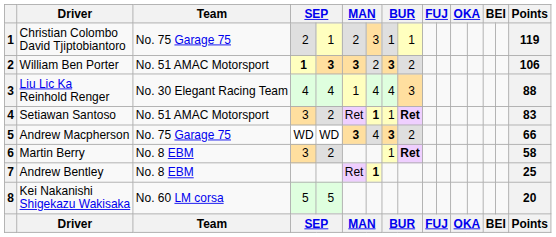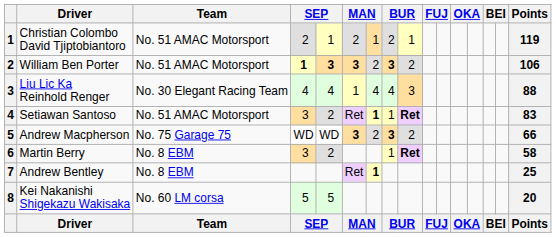(183, 39) No. 75 Garage 75 -> (202, 39) No. 51 AMAC Motorsport
(374, 39) 3 -> (374, 39) 1
(390, 39) 1 -> (390, 39) 2
(374, 134) 4 -> (374, 134) 2
